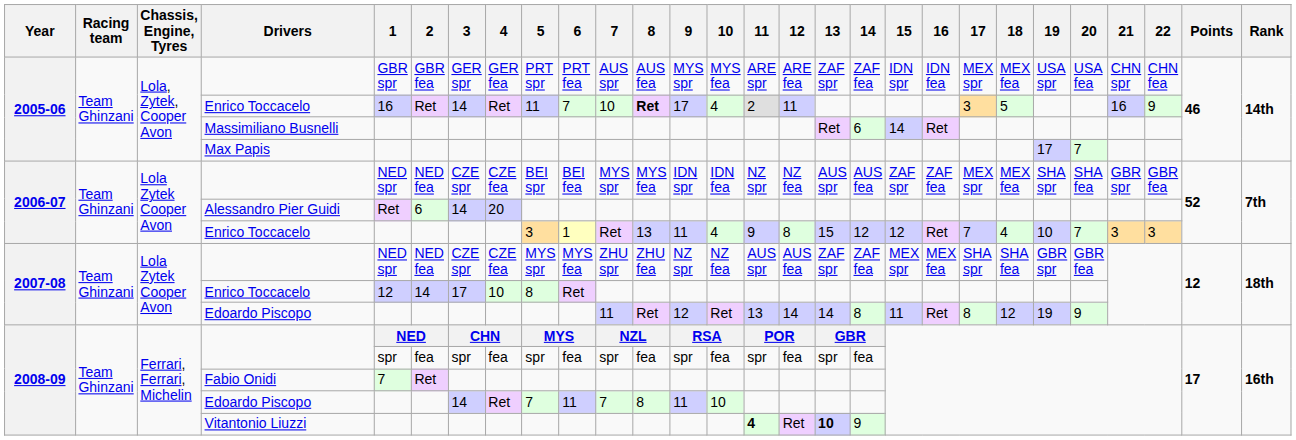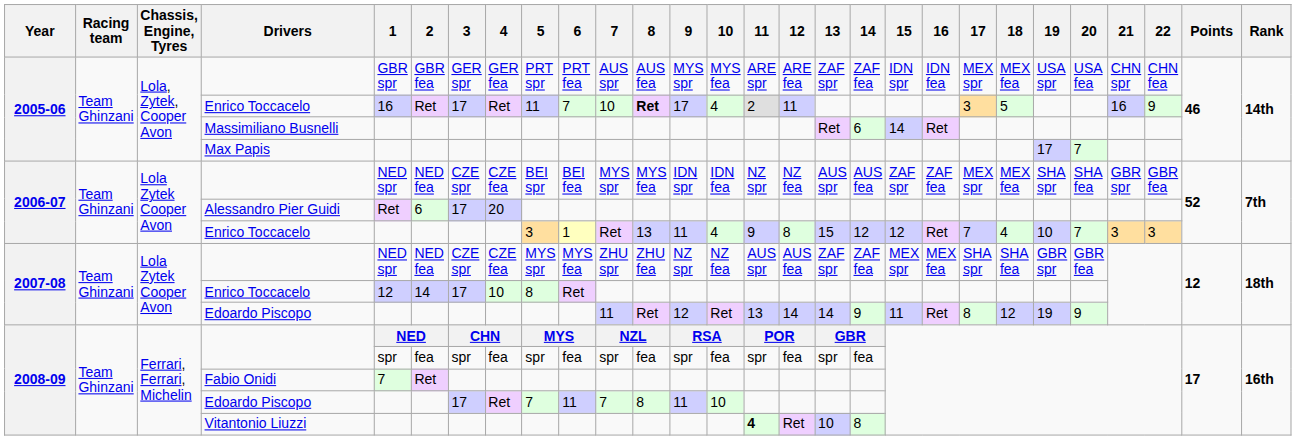(459, 106) 14 -> (459, 106) 17
(459, 209) 14 -> (459, 209) 17
(857, 313) 8 -> (857, 313) 9
(459, 402) 14 -> (459, 402) 17
(826, 424) bold -> (826, 424) normal
(857, 424) 9 -> (857, 424) 8
